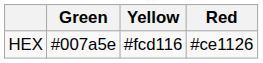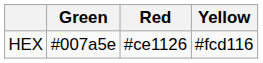columns swapped: (222, 17) <-> (153, 17)
